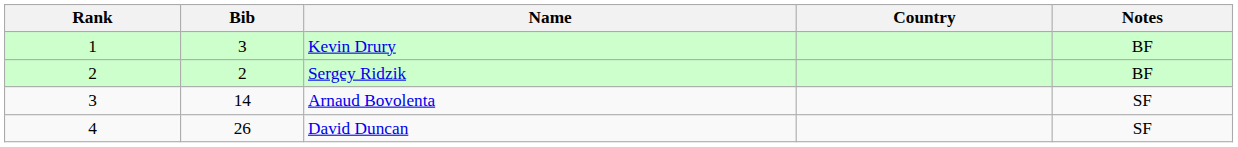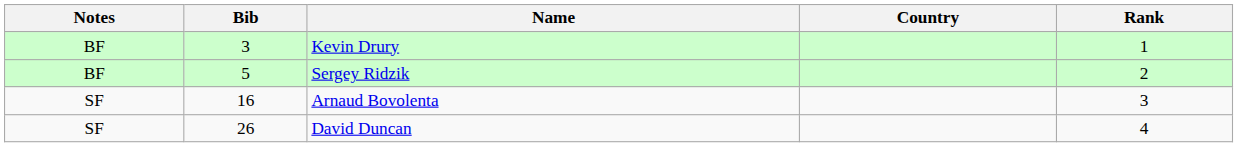columns swapped: (93, 18) <-> (1142, 18)
(242, 73) 2 -> (246, 73) 5
(242, 100) 14 -> (246, 100) 16
